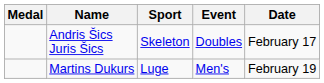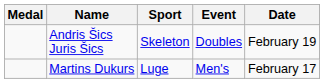(282, 42) February 17 -> (282, 42) February 19
(282, 69) February 19 -> (282, 69) February 17
